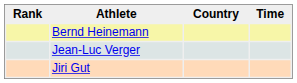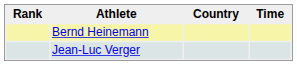- row: (71, 68)
